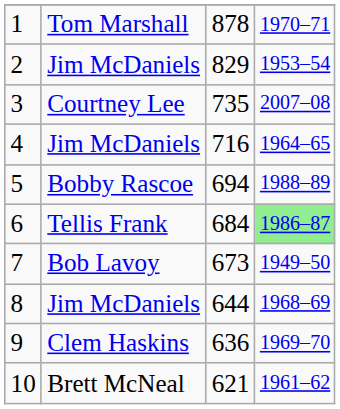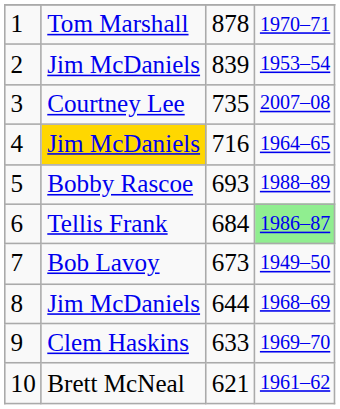(230, 64) 829 -> (230, 64) 839
(124, 143) no background -> (124, 143) gold background
(230, 183) 694 -> (230, 183) 693
(230, 343) 636 -> (230, 343) 633
